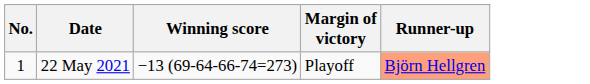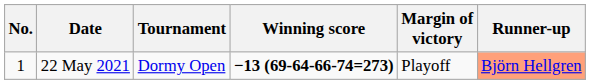+ column: (182, 28)
(217, 65) normal -> (314, 65) bold
